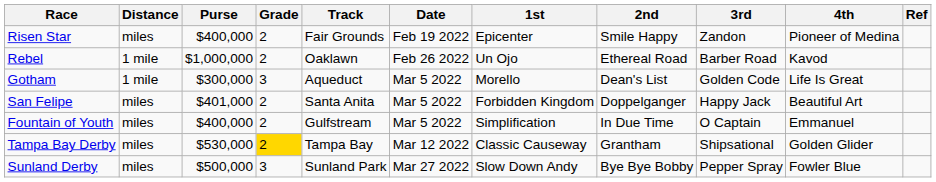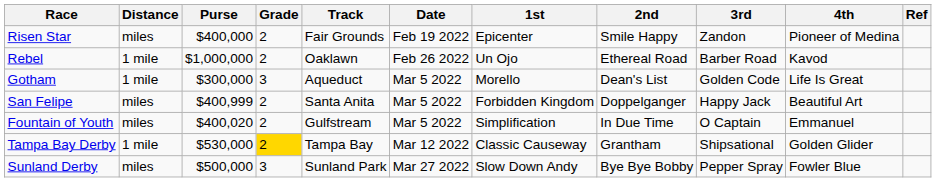(225, 101) $401,000 -> (225, 101) $400,999
(225, 123) $400,000 -> (225, 123) $400,020
(138, 144) miles -> (140, 144) 1 mile
